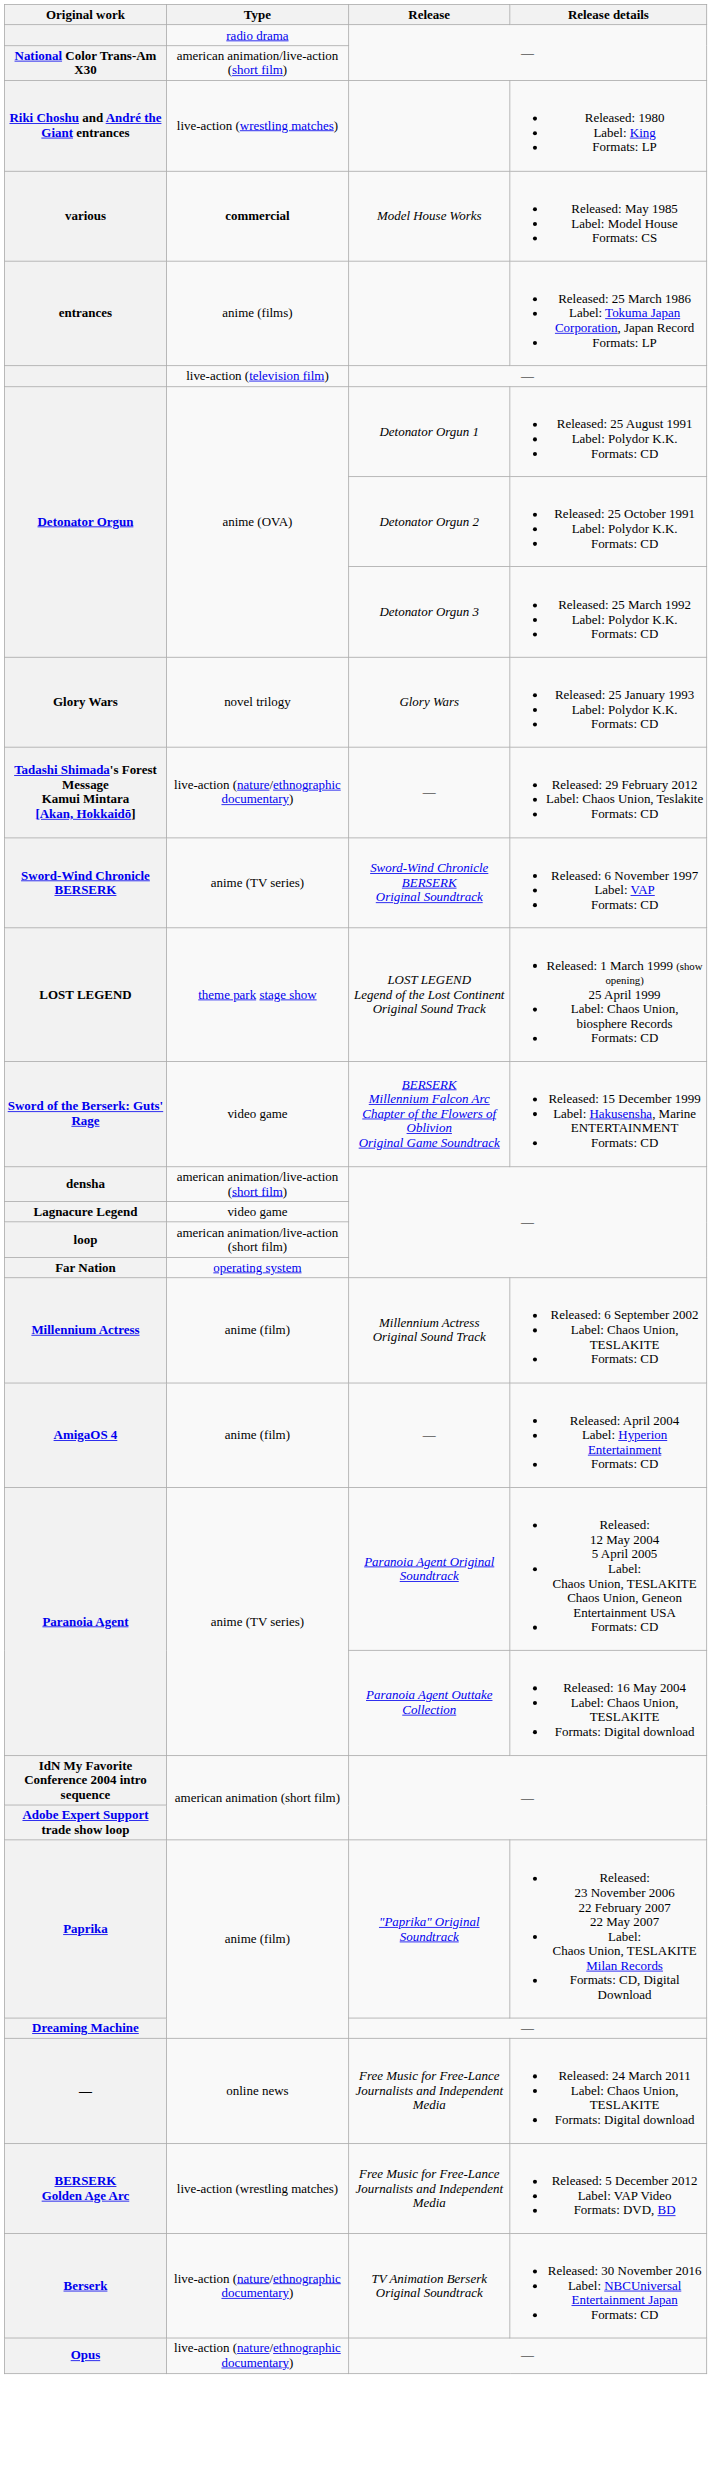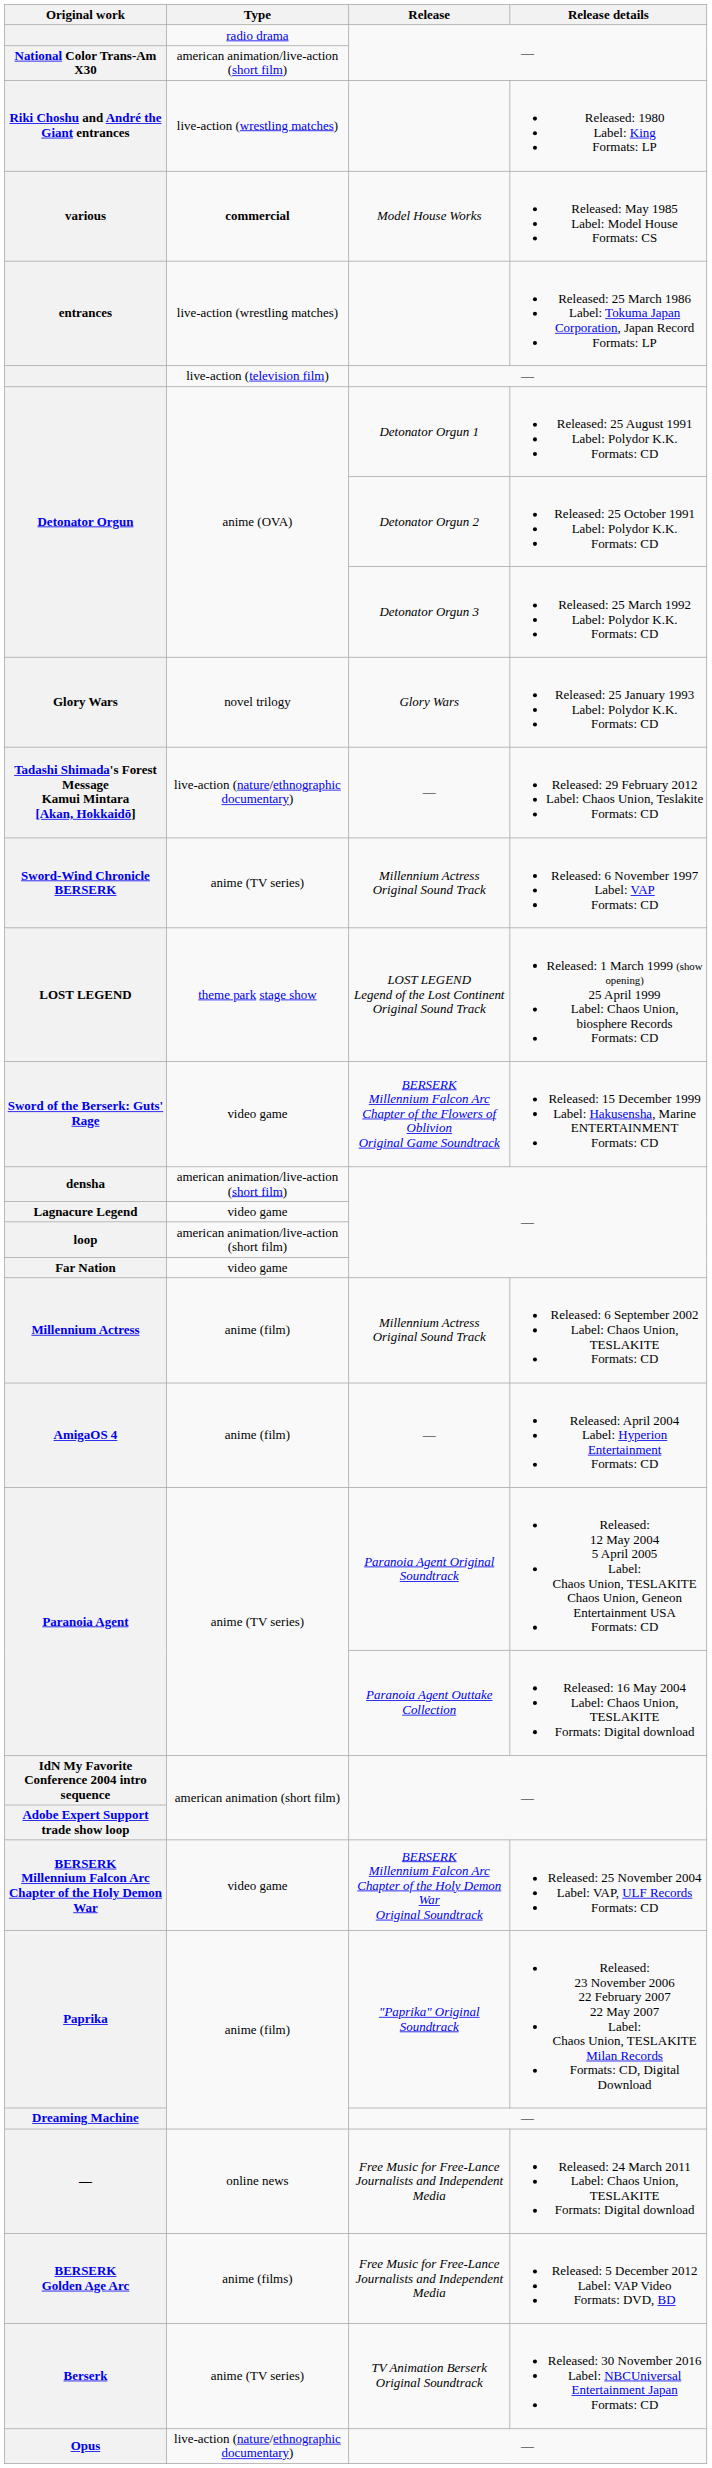(257, 313) anime (films) -> (257, 313) live-action (wrestling matches)
(429, 882) Sword-Wind Chronicle BERSERK Original Soundtrack -> (429, 882) Millennium Actress Original Sound Track
(257, 1267) operating system -> (257, 1267) video game
+ row: (85, 1885)
(257, 2188) live-action (wrestling matches) -> (257, 2278) anime (films)
(257, 2285) live-action (nature/ethnographic documentary) -> (257, 2376) anime (TV series)
